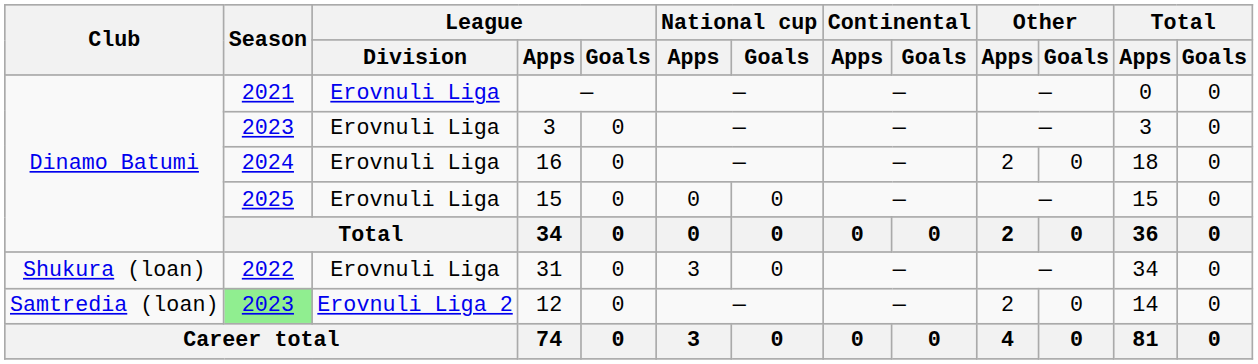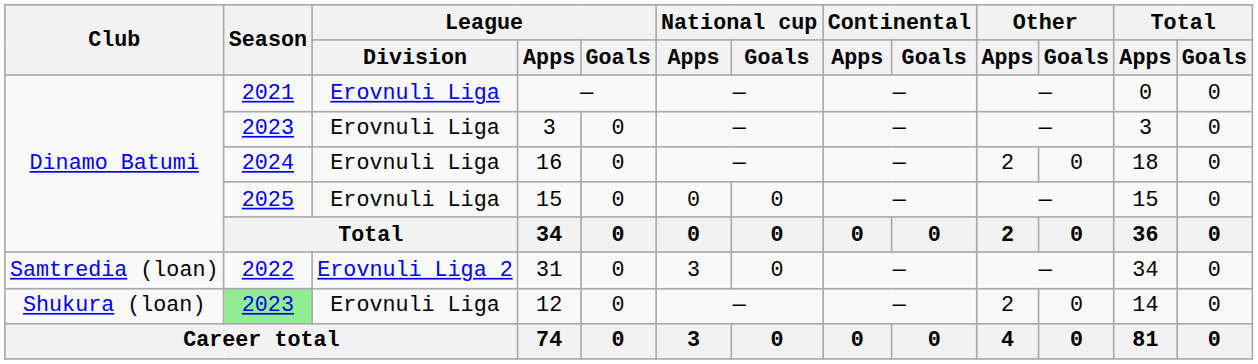(114, 270) Shukura (loan) -> (114, 270) Samtredia (loan)
(415, 270) Erovnuli Liga -> (415, 270) Erovnuli Liga 2
(114, 306) Samtredia (loan) -> (114, 306) Shukura (loan)
(415, 306) Erovnuli Liga 2 -> (415, 306) Erovnuli Liga
